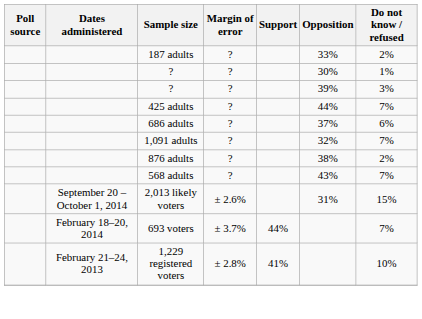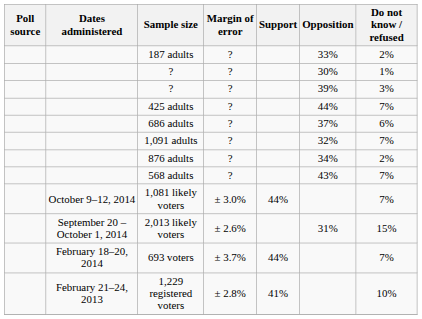(328, 158) 38% -> (328, 158) 34%
+ row: (92, 199)
